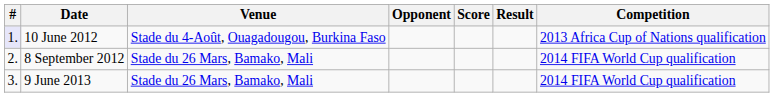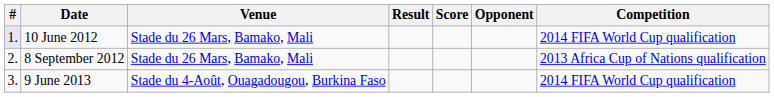columns swapped: (421, 15) <-> (515, 15)
(258, 37) Stade du 4-Août, Ouagadougou, Burkina Faso -> (222, 37) Stade du 26 Mars, Bamako, Mali
(653, 37) 2013 Africa Cup of Nations qualification -> (638, 37) 2014 FIFA World Cup qualification
(638, 59) 2014 FIFA World Cup qualification -> (653, 59) 2013 Africa Cup of Nations qualification
(222, 80) Stade du 26 Mars, Bamako, Mali -> (258, 80) Stade du 4-Août, Ouagadougou, Burkina Faso
